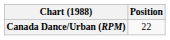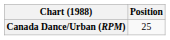(146, 27) 22 -> (146, 27) 25
